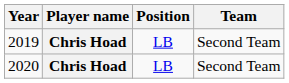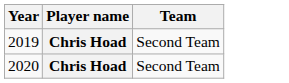- column: (163, 16)
